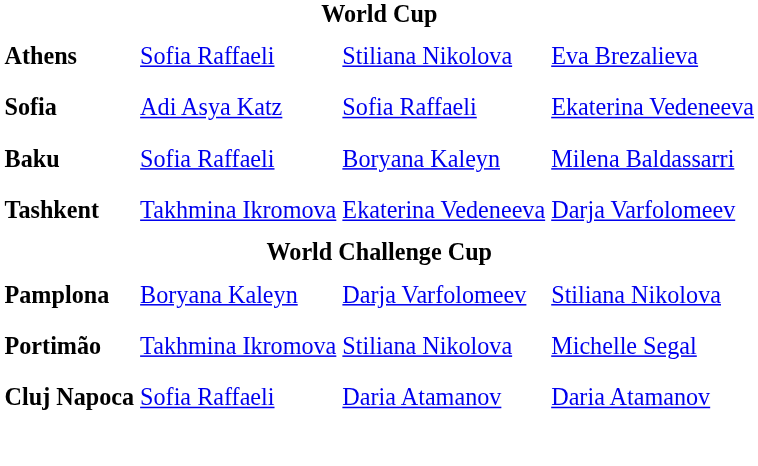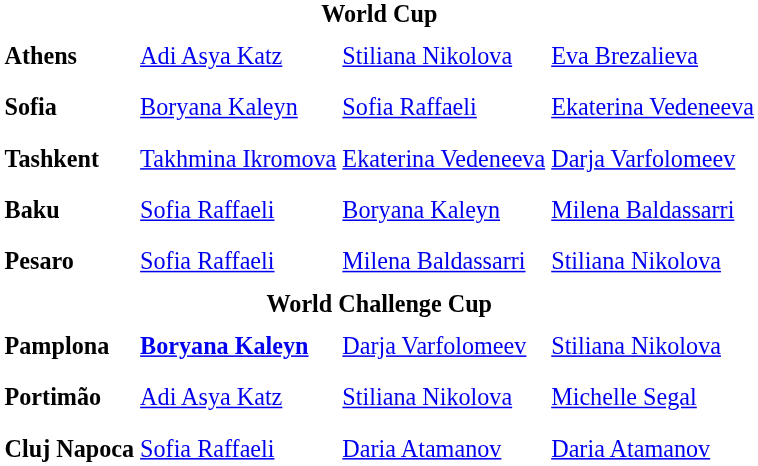(207, 56) Sofia Raffaeli -> (211, 56) Adi Asya Katz
(211, 107) Adi Asya Katz -> (219, 107) Boryana Kaleyn
rows swapped: (52, 210) <-> (32, 158)
+ row: (39, 261)
(219, 294) normal -> (224, 346) bold
(238, 346) Takhmina Ikromova -> (211, 397) Adi Asya Katz
